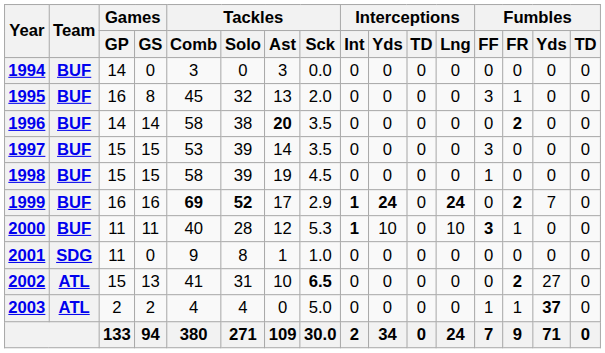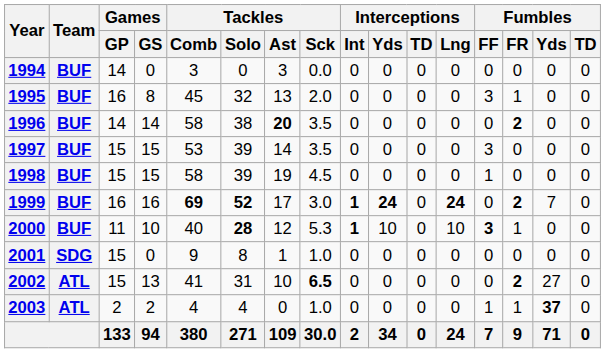(320, 202) 2.9 -> (320, 202) 3.0
(150, 228) 11 -> (150, 228) 10
(243, 228) normal -> (243, 228) bold
(117, 255) 11 -> (117, 255) 15
(320, 307) 5.0 -> (320, 307) 1.0
